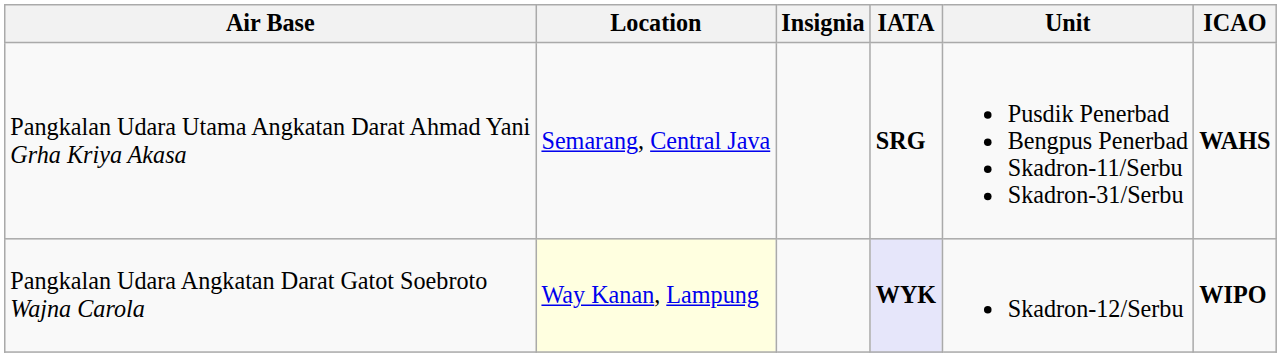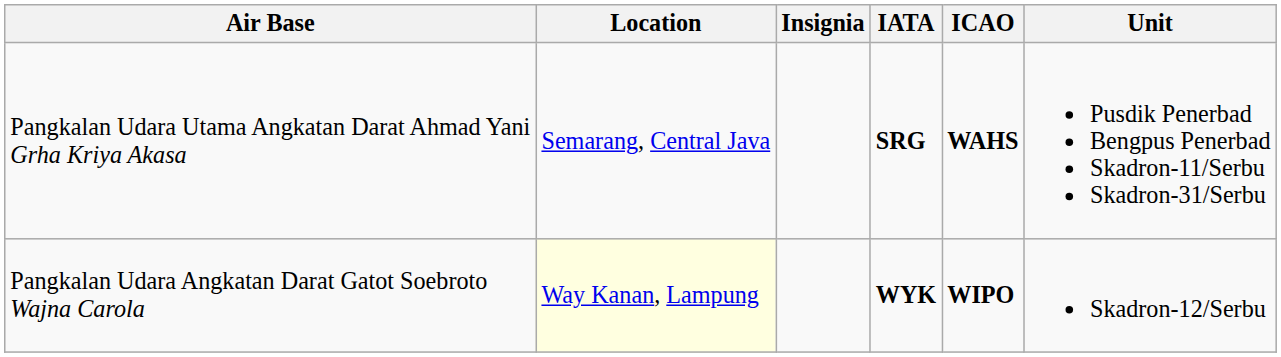columns swapped: (1235, 23) <-> (1068, 23)
(906, 295) lavender background -> (906, 295) no background
